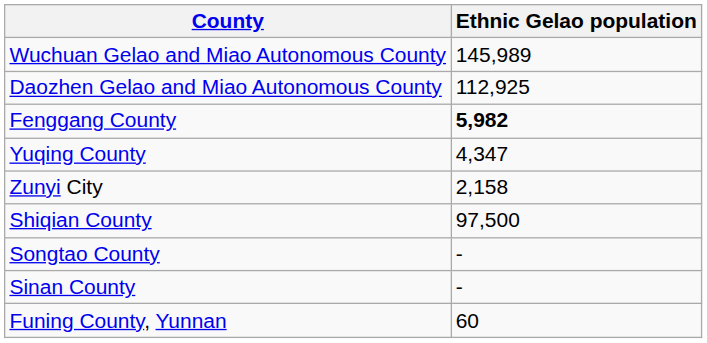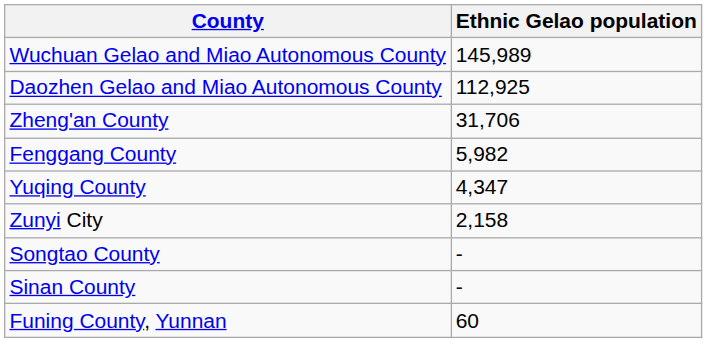+ row: (89, 120)
(482, 120) bold -> (482, 154) normal
- row: (81, 220)
